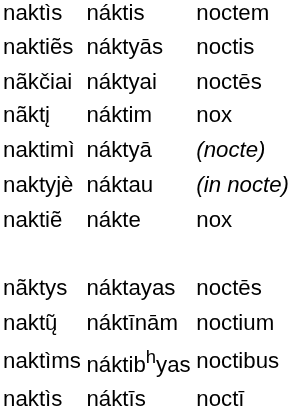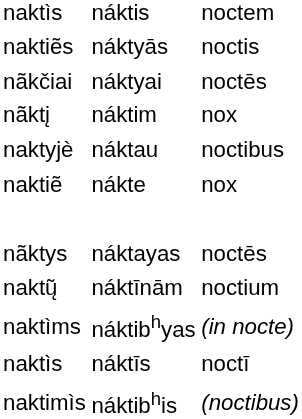- row: (39, 150)
(243, 184) (in nocte) -> (243, 150) noctibus
(238, 360) noctibus -> (248, 326) (in nocte)
+ row: (44, 402)
